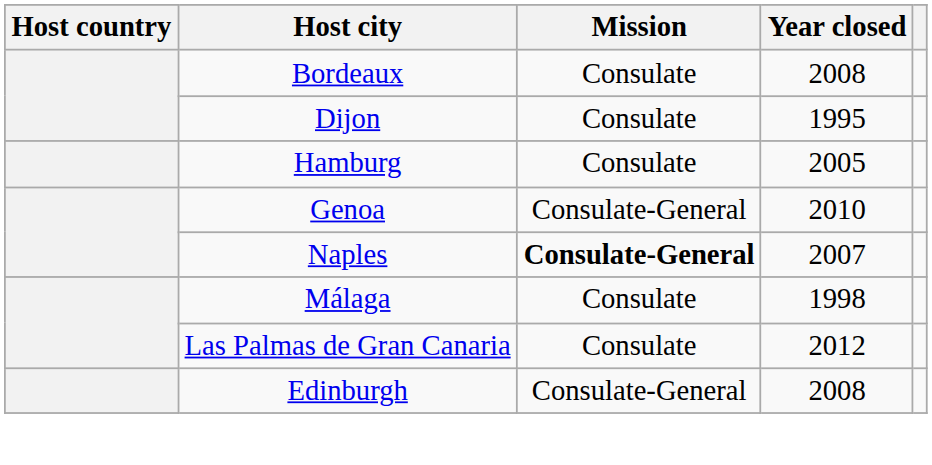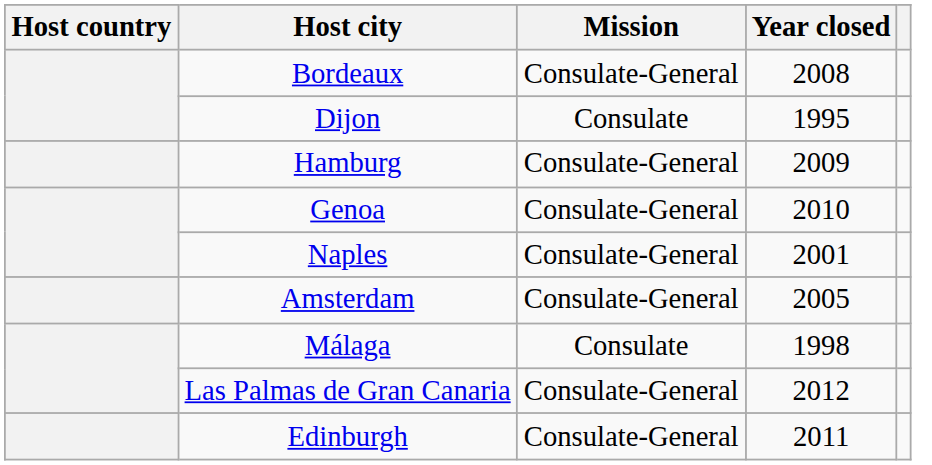(639, 72) Consulate -> (631, 72) Consulate-General
(639, 163) Consulate -> (631, 163) Consulate-General
(837, 163) 2005 -> (821, 163) 2009
(639, 254) bold -> (631, 254) normal
(837, 254) 2007 -> (821, 254) 2001
+ row: (348, 299)
(639, 345) Consulate -> (631, 390) Consulate-General
(837, 390) 2008 -> (821, 436) 2011
